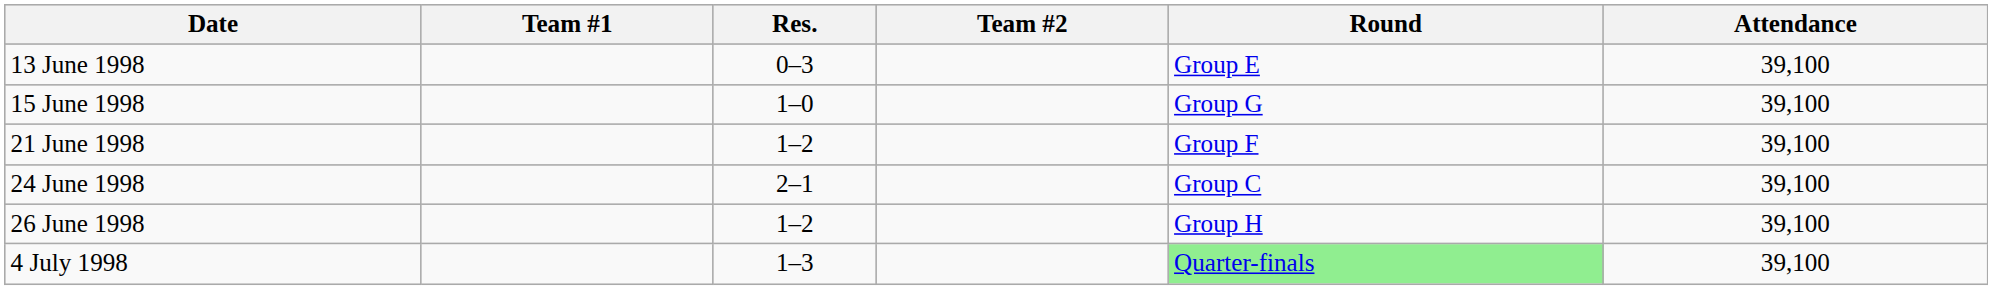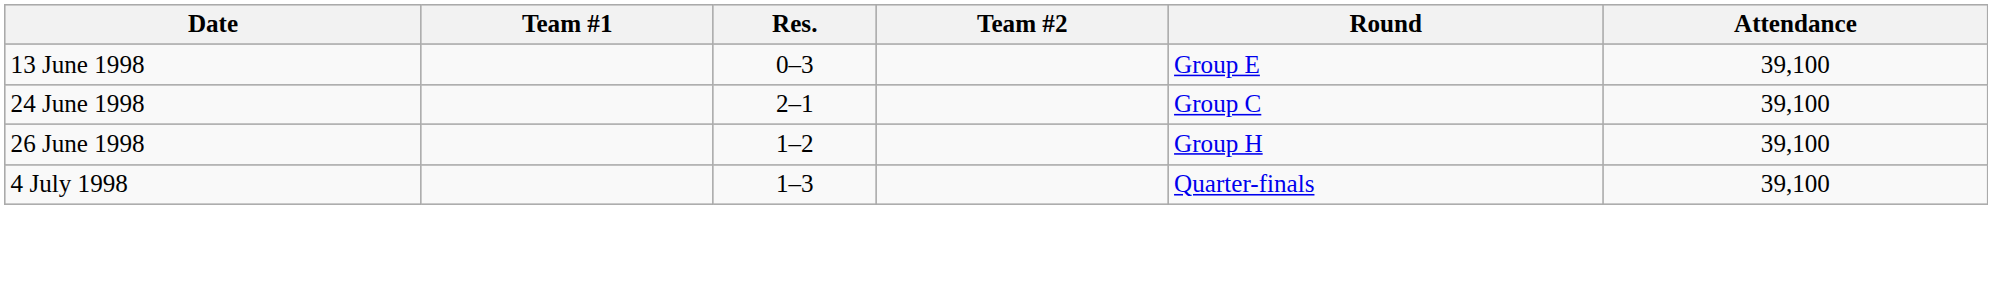- row: (78, 104)
- row: (78, 143)
(1244, 263) lightgreen background -> (1244, 183) no background
